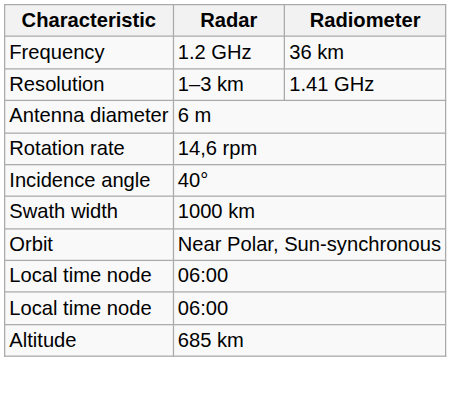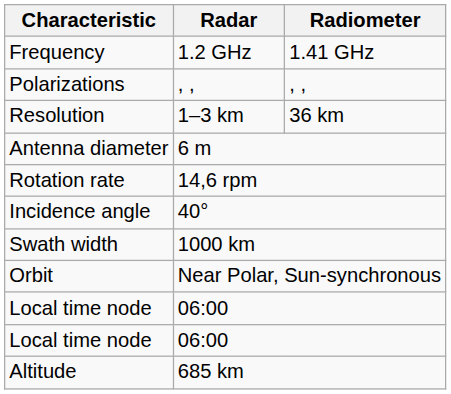(317, 52) 36 km -> (332, 52) 1.41 GHz
+ row: (67, 84)
(332, 84) 1.41 GHz -> (317, 116) 36 km
